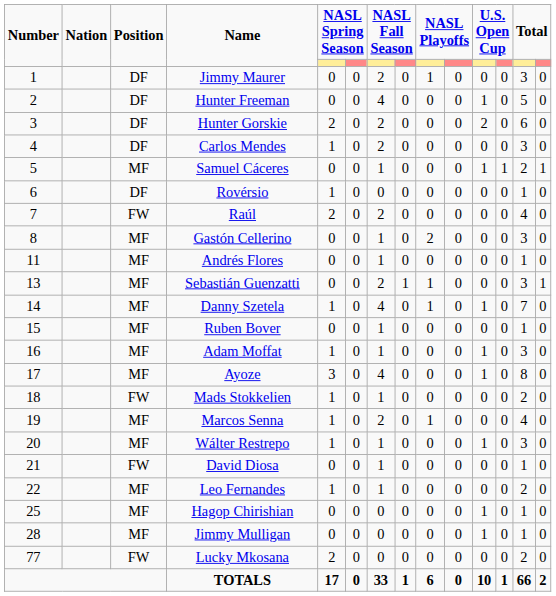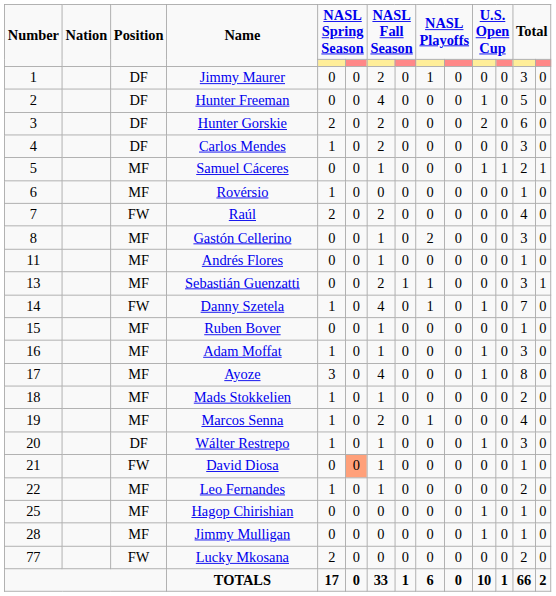(139, 191) DF -> (139, 191) MF
(139, 306) MF -> (139, 306) FW
(139, 397) FW -> (139, 397) MF
(139, 443) MF -> (139, 443) DF
(356, 466) no background -> (356, 466) lightsalmon background
